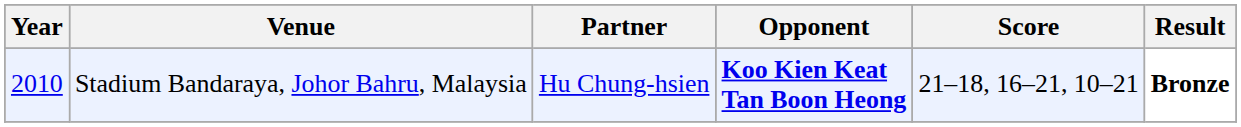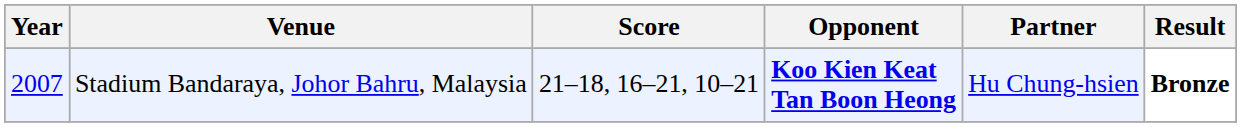columns swapped: (624, 26) <-> (1029, 26)
(37, 84) 2010 -> (37, 84) 2007
